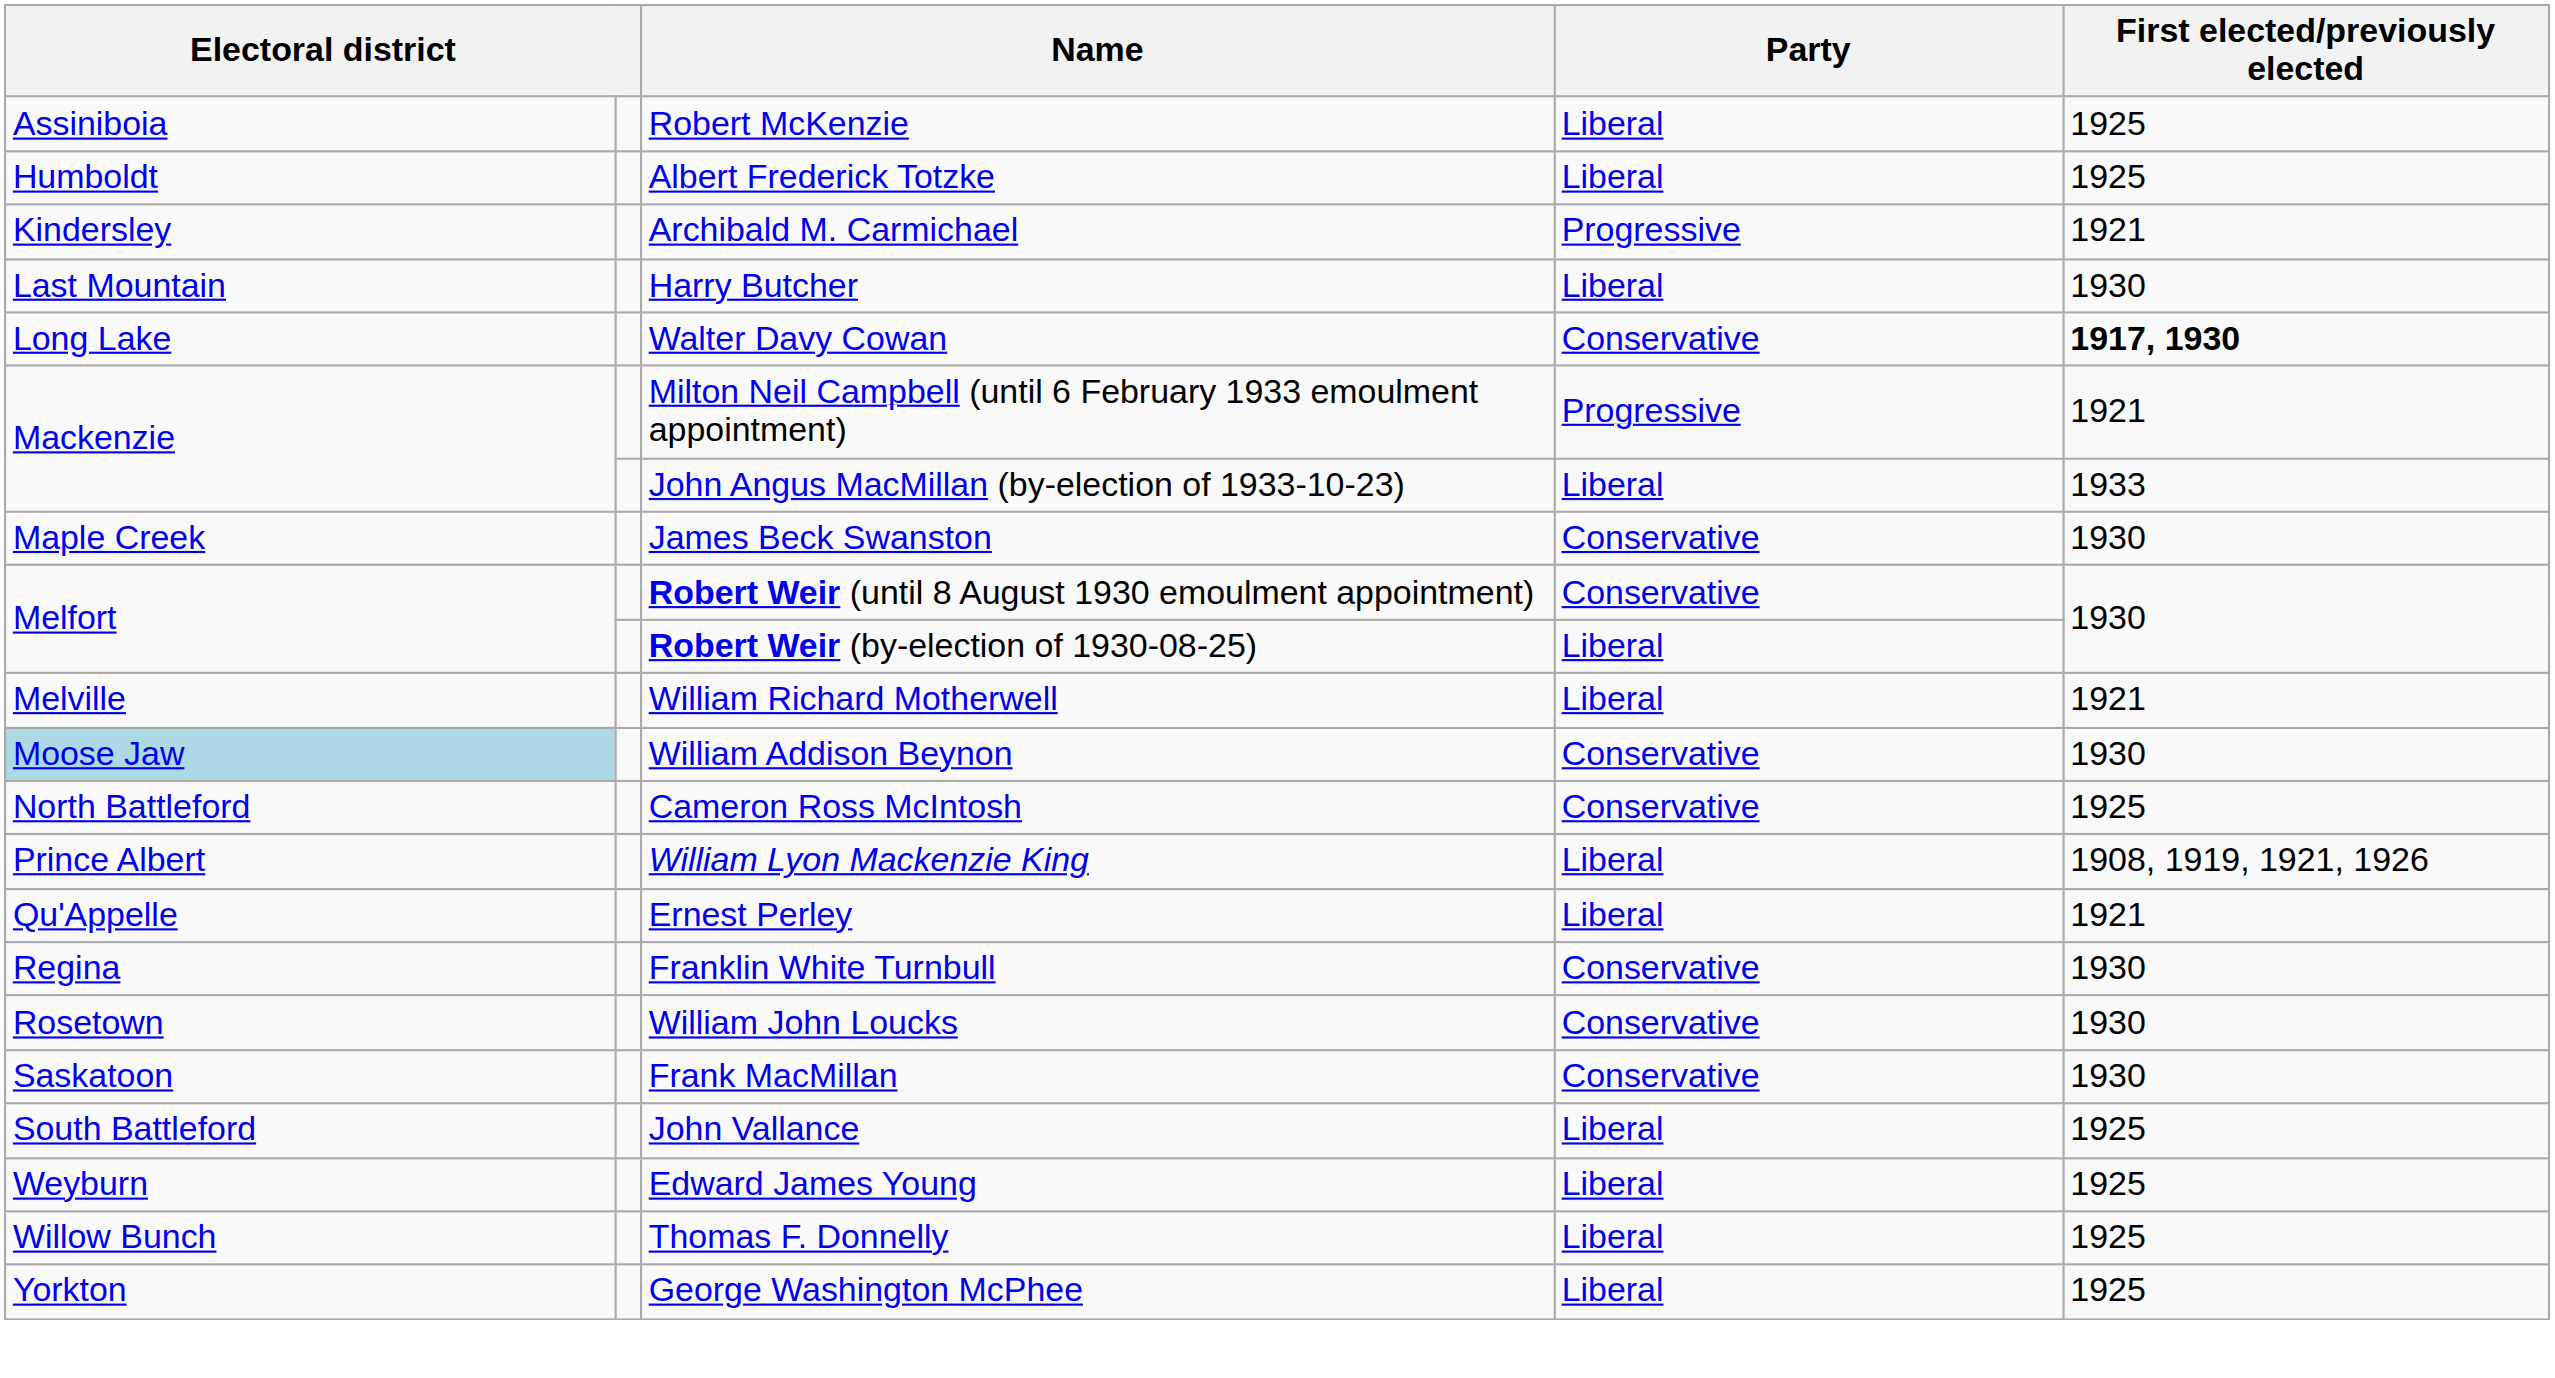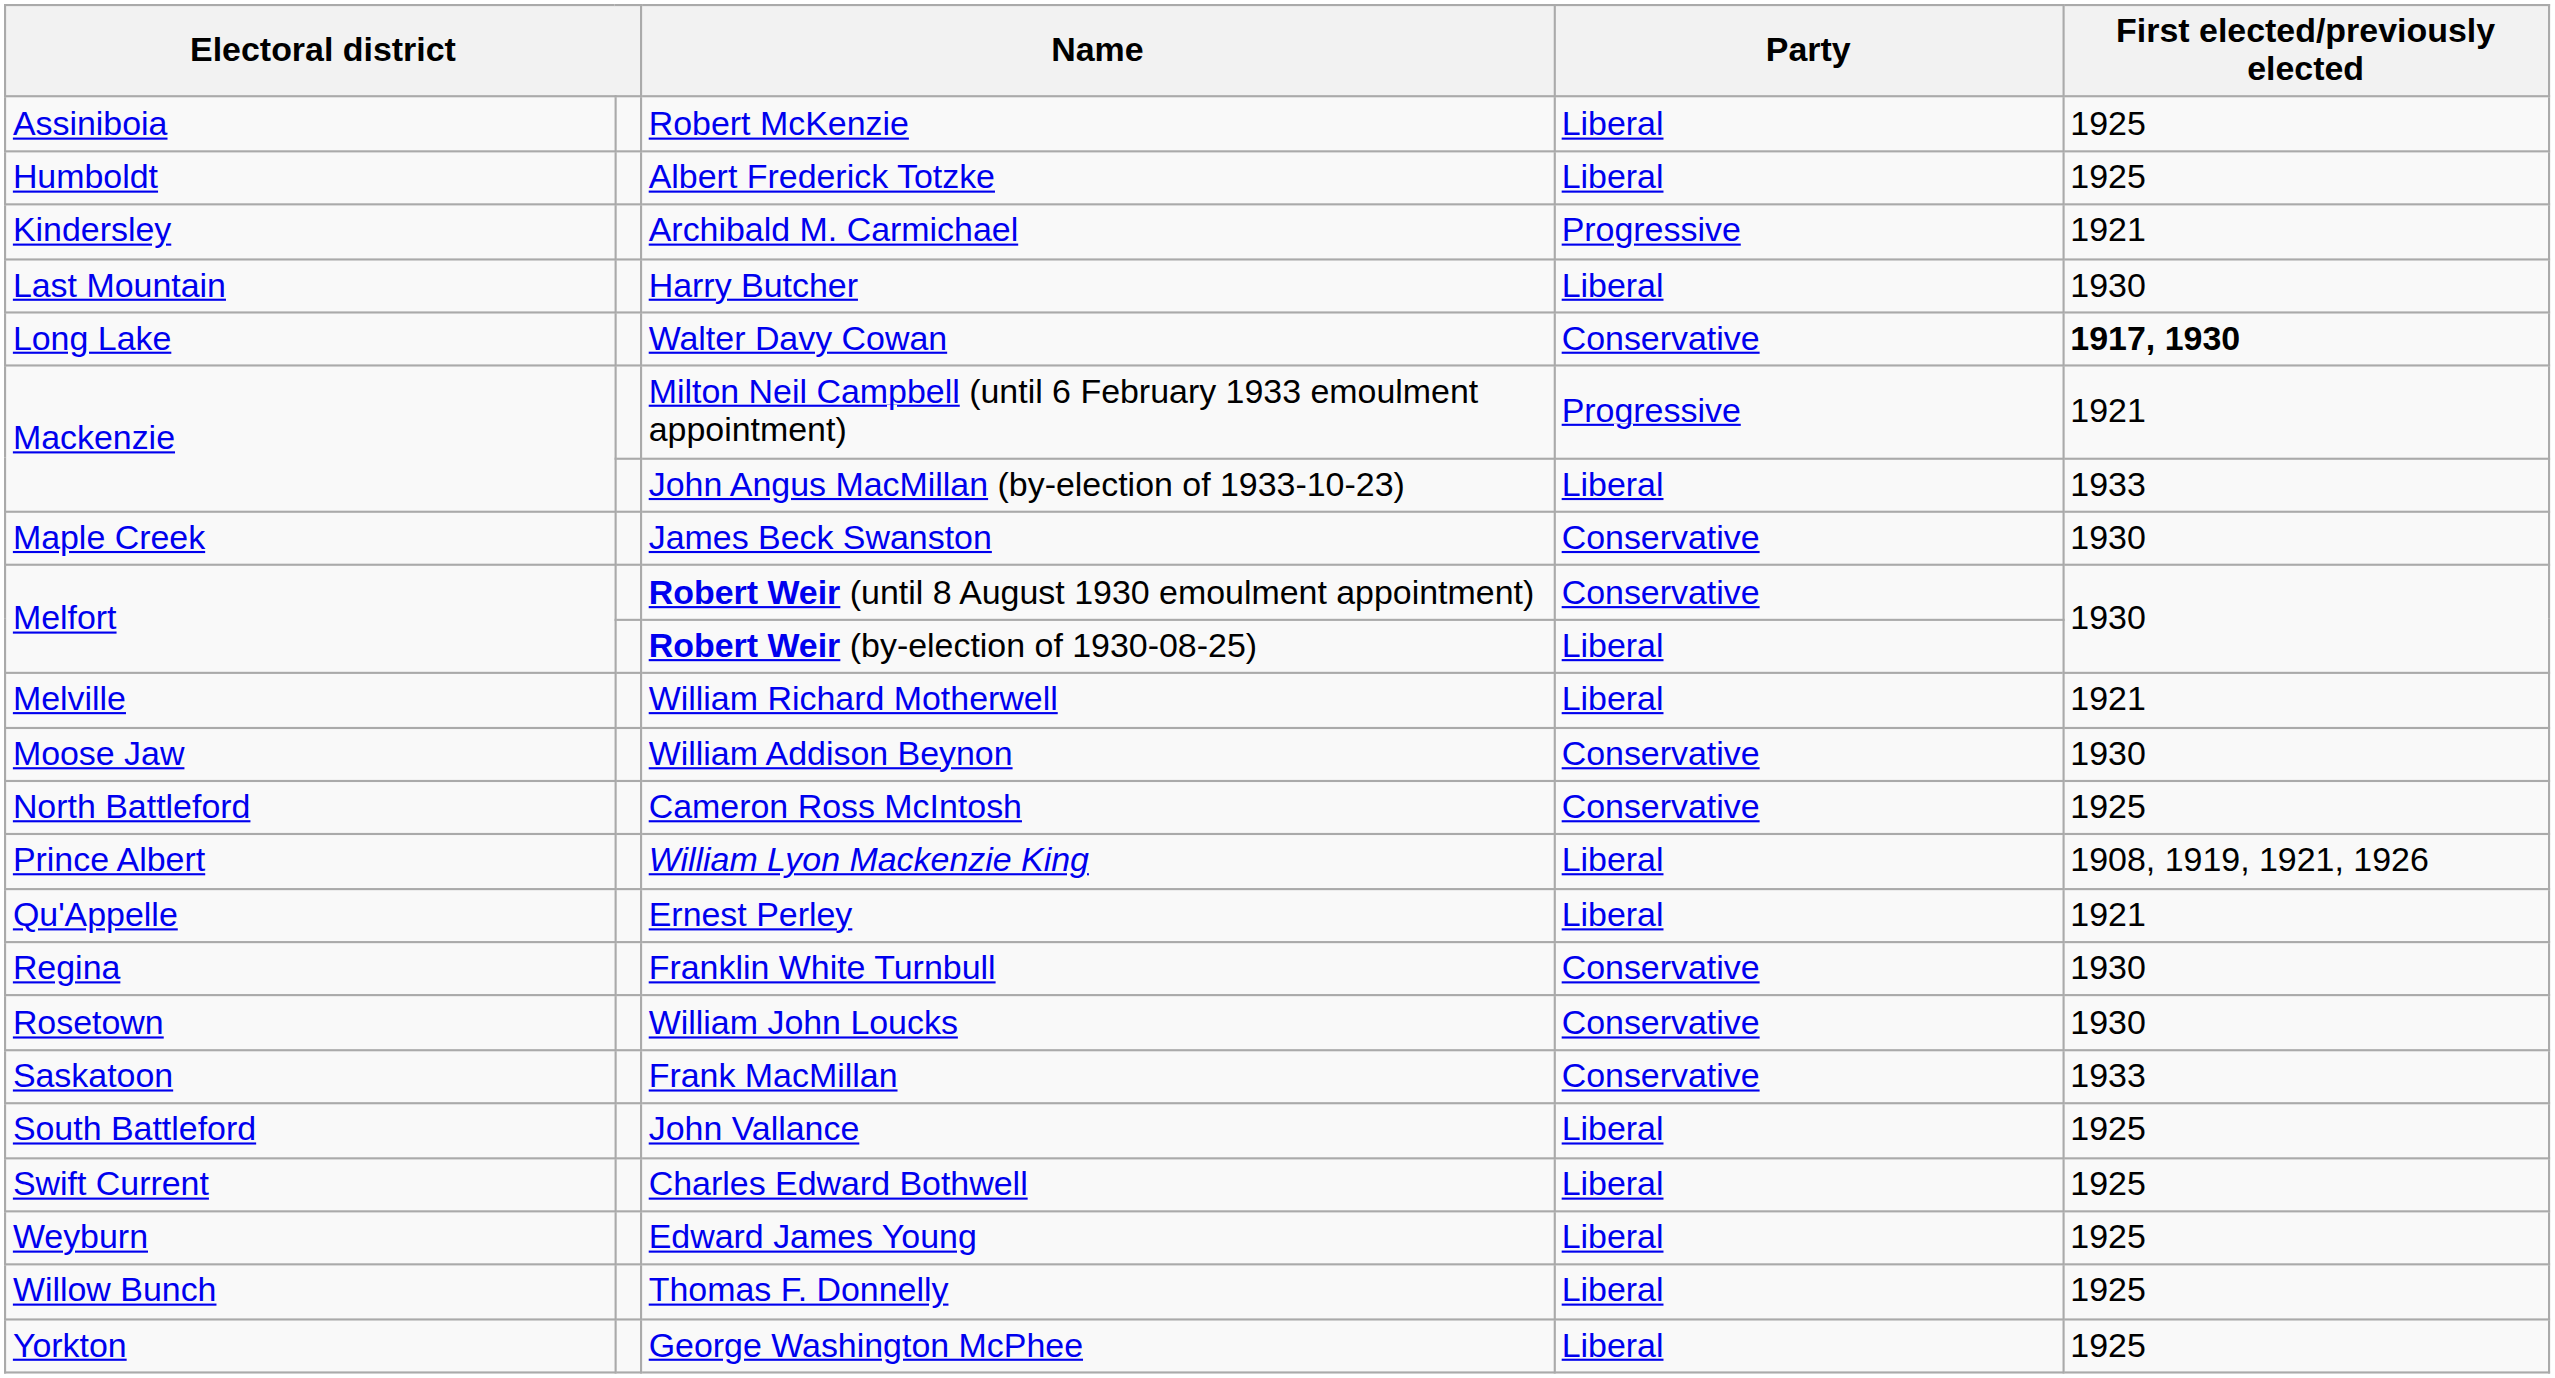(99, 753) lightblue background -> (99, 753) no background
(2108, 1076) 1930 -> (2108, 1076) 1933
+ row: (838, 1183)
